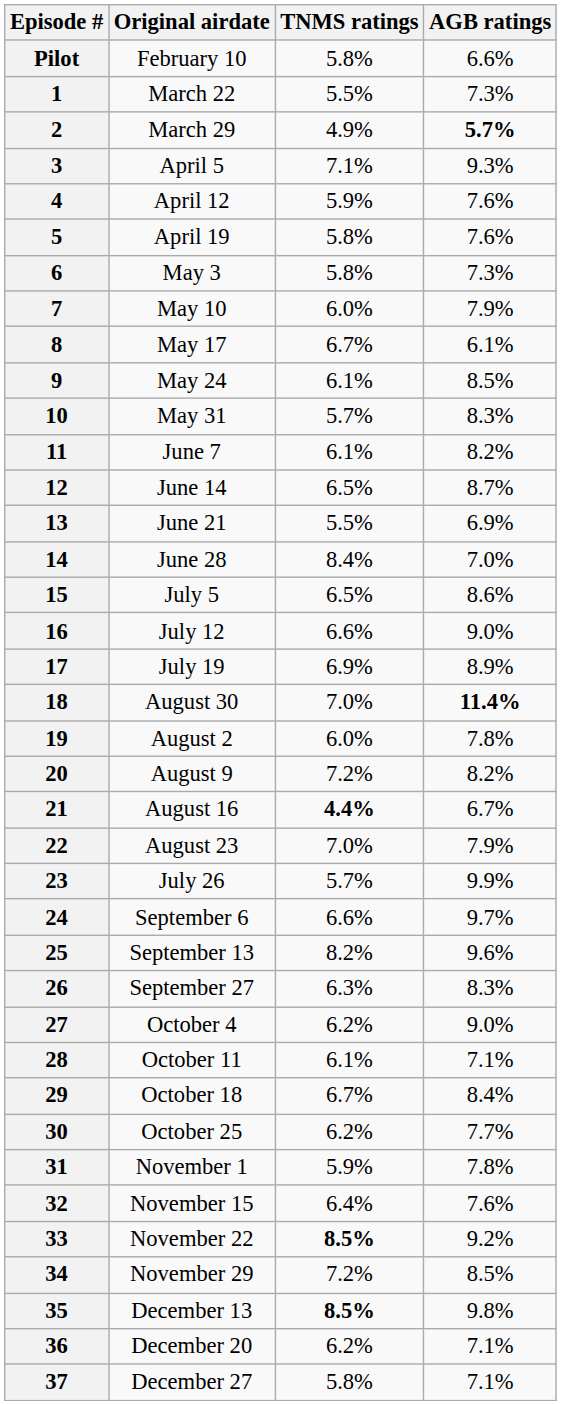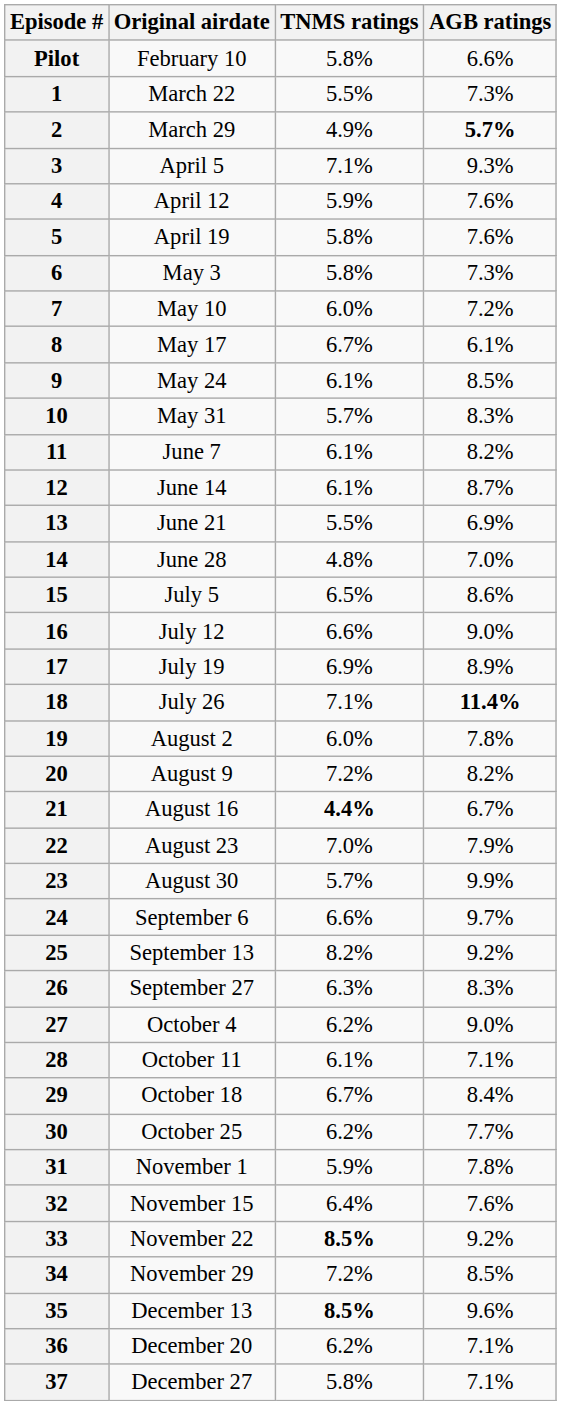(490, 308) 7.9% -> (490, 308) 7.2%
(349, 487) 6.5% -> (349, 487) 6.1%
(349, 559) 8.4% -> (349, 559) 4.8%
(192, 702) August 30 -> (192, 702) July 26
(349, 702) 7.0% -> (349, 702) 7.1%
(192, 881) July 26 -> (192, 881) August 30
(490, 952) 9.6% -> (490, 952) 9.2%
(490, 1310) 9.8% -> (490, 1310) 9.6%
